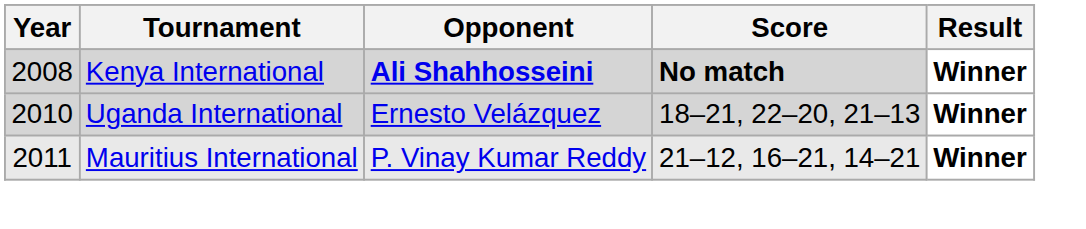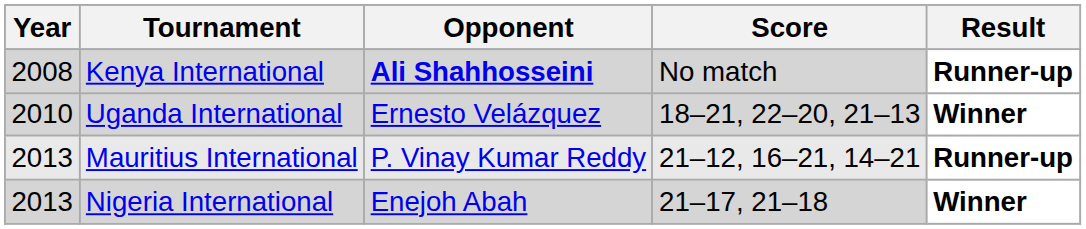(722, 71) bold -> (718, 71) normal
(980, 71) Winner -> (1003, 71) Runner-up
(42, 158) 2011 -> (42, 158) 2013
(980, 158) Winner -> (1003, 158) Runner-up
+ row: (210, 202)
